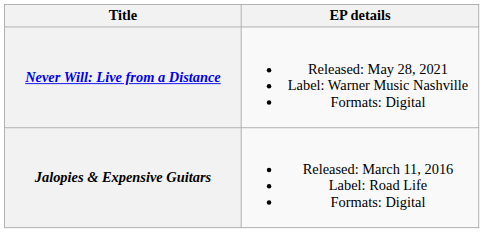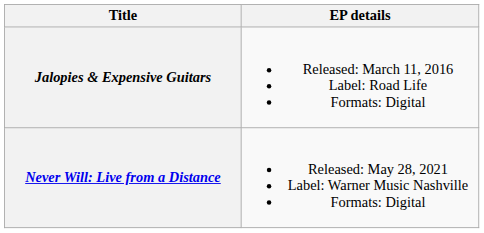rows swapped: (123, 177) <-> (123, 77)
